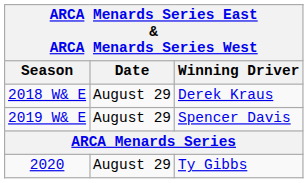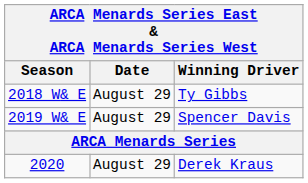(226, 96) Derek Kraus -> (213, 96) Ty Gibbs
(213, 166) Ty Gibbs -> (226, 166) Derek Kraus
